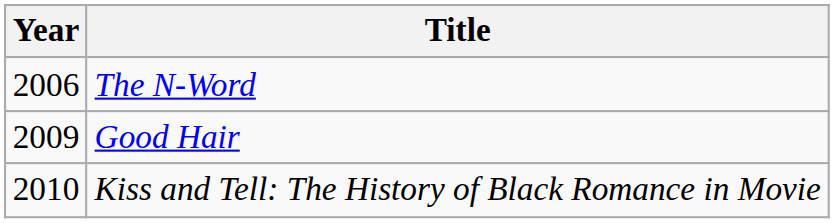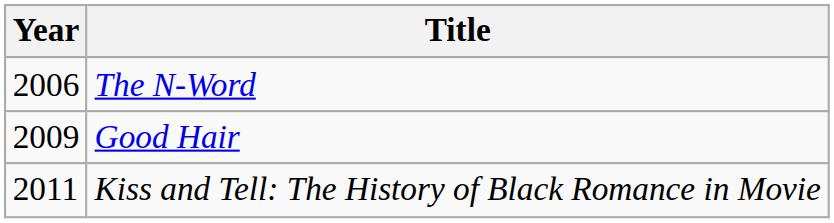(46, 189) 2010 -> (45, 189) 2011
